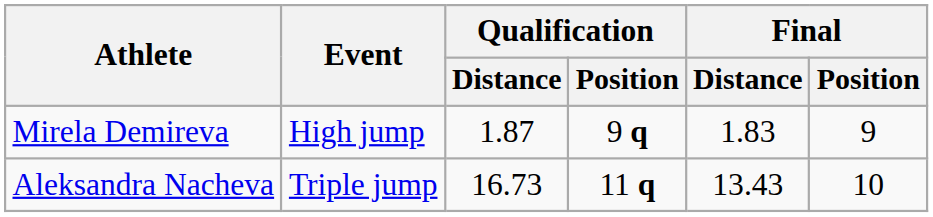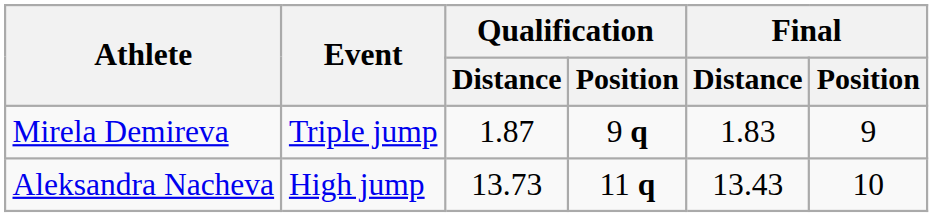(357, 132) High jump -> (363, 132) Triple jump
(363, 184) Triple jump -> (357, 184) High jump
(507, 184) 16.73 -> (507, 184) 13.73
